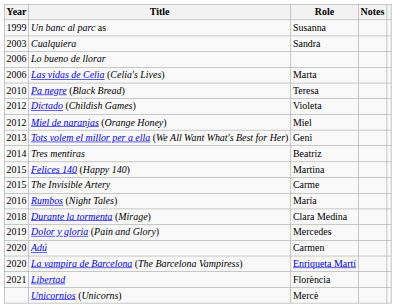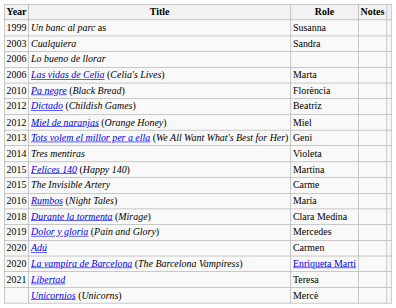(306, 91) Teresa -> (312, 91) Florència
(307, 106) Violeta -> (307, 106) Beatriz
(307, 153) Beatriz -> (307, 153) Violeta
(312, 279) Florència -> (306, 279) Teresa
